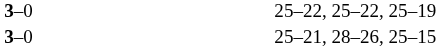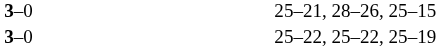rows swapped: (355, 10) <-> (355, 37)
